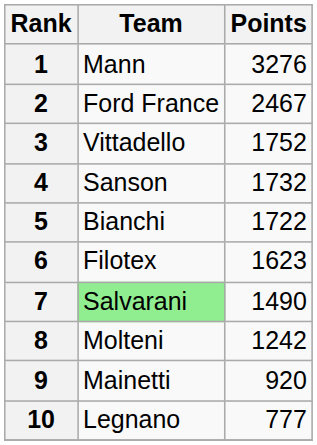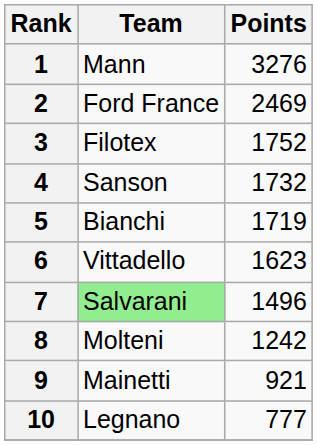(279, 103) 2467 -> (279, 103) 2469
(134, 143) Vittadello -> (120, 143) Filotex
(279, 222) 1722 -> (279, 222) 1719
(120, 261) Filotex -> (134, 261) Vittadello
(279, 301) 1490 -> (279, 301) 1496
(286, 380) 920 -> (286, 380) 921
